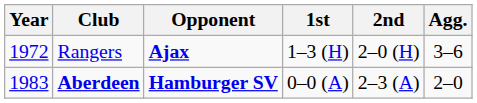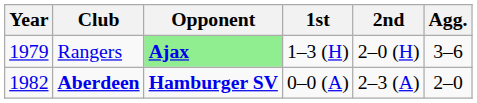(29, 51) 1972 -> (29, 51) 1979
(169, 51) no background -> (169, 51) lightgreen background
(29, 82) 1983 -> (29, 82) 1982
